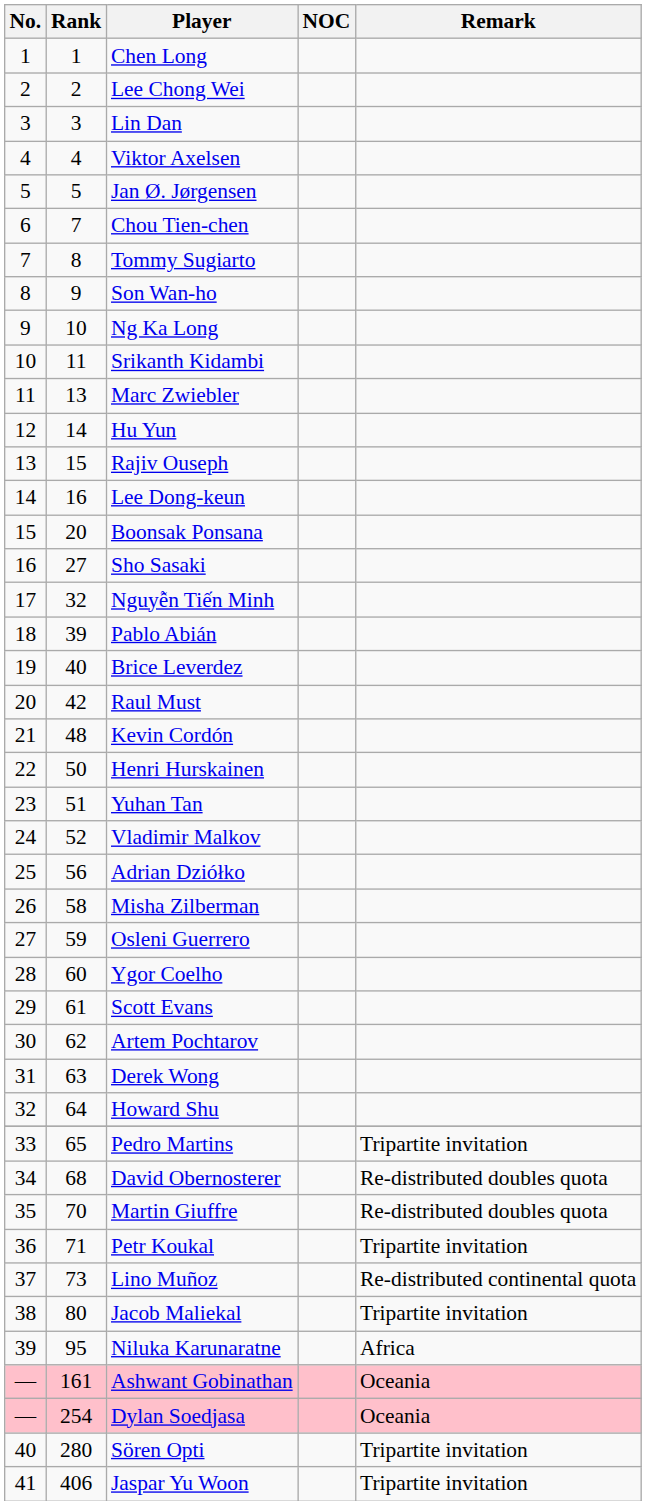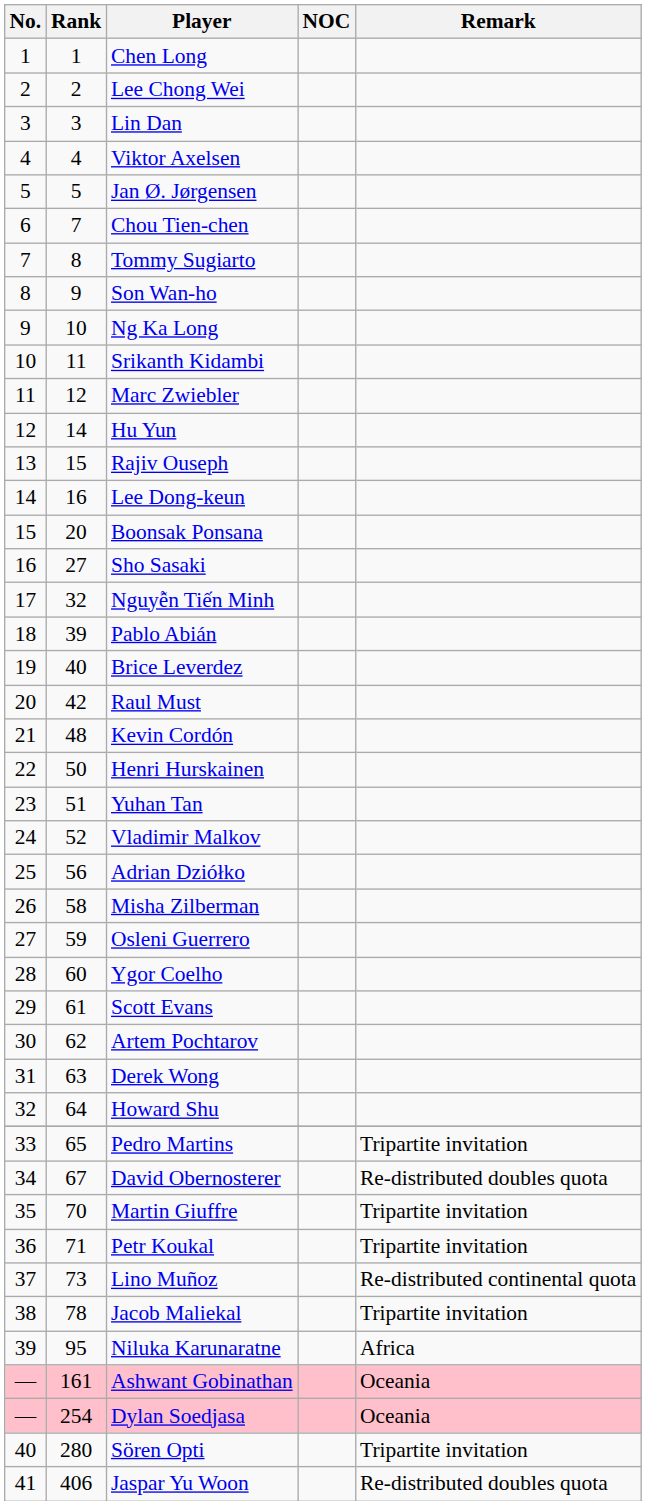(76, 395) 13 -> (76, 395) 12
(76, 1177) 68 -> (76, 1177) 67
(484, 1211) Re-distributed doubles quota -> (444, 1211) Tripartite invitation
(76, 1313) 80 -> (76, 1313) 78
(444, 1483) Tripartite invitation -> (484, 1483) Re-distributed doubles quota
